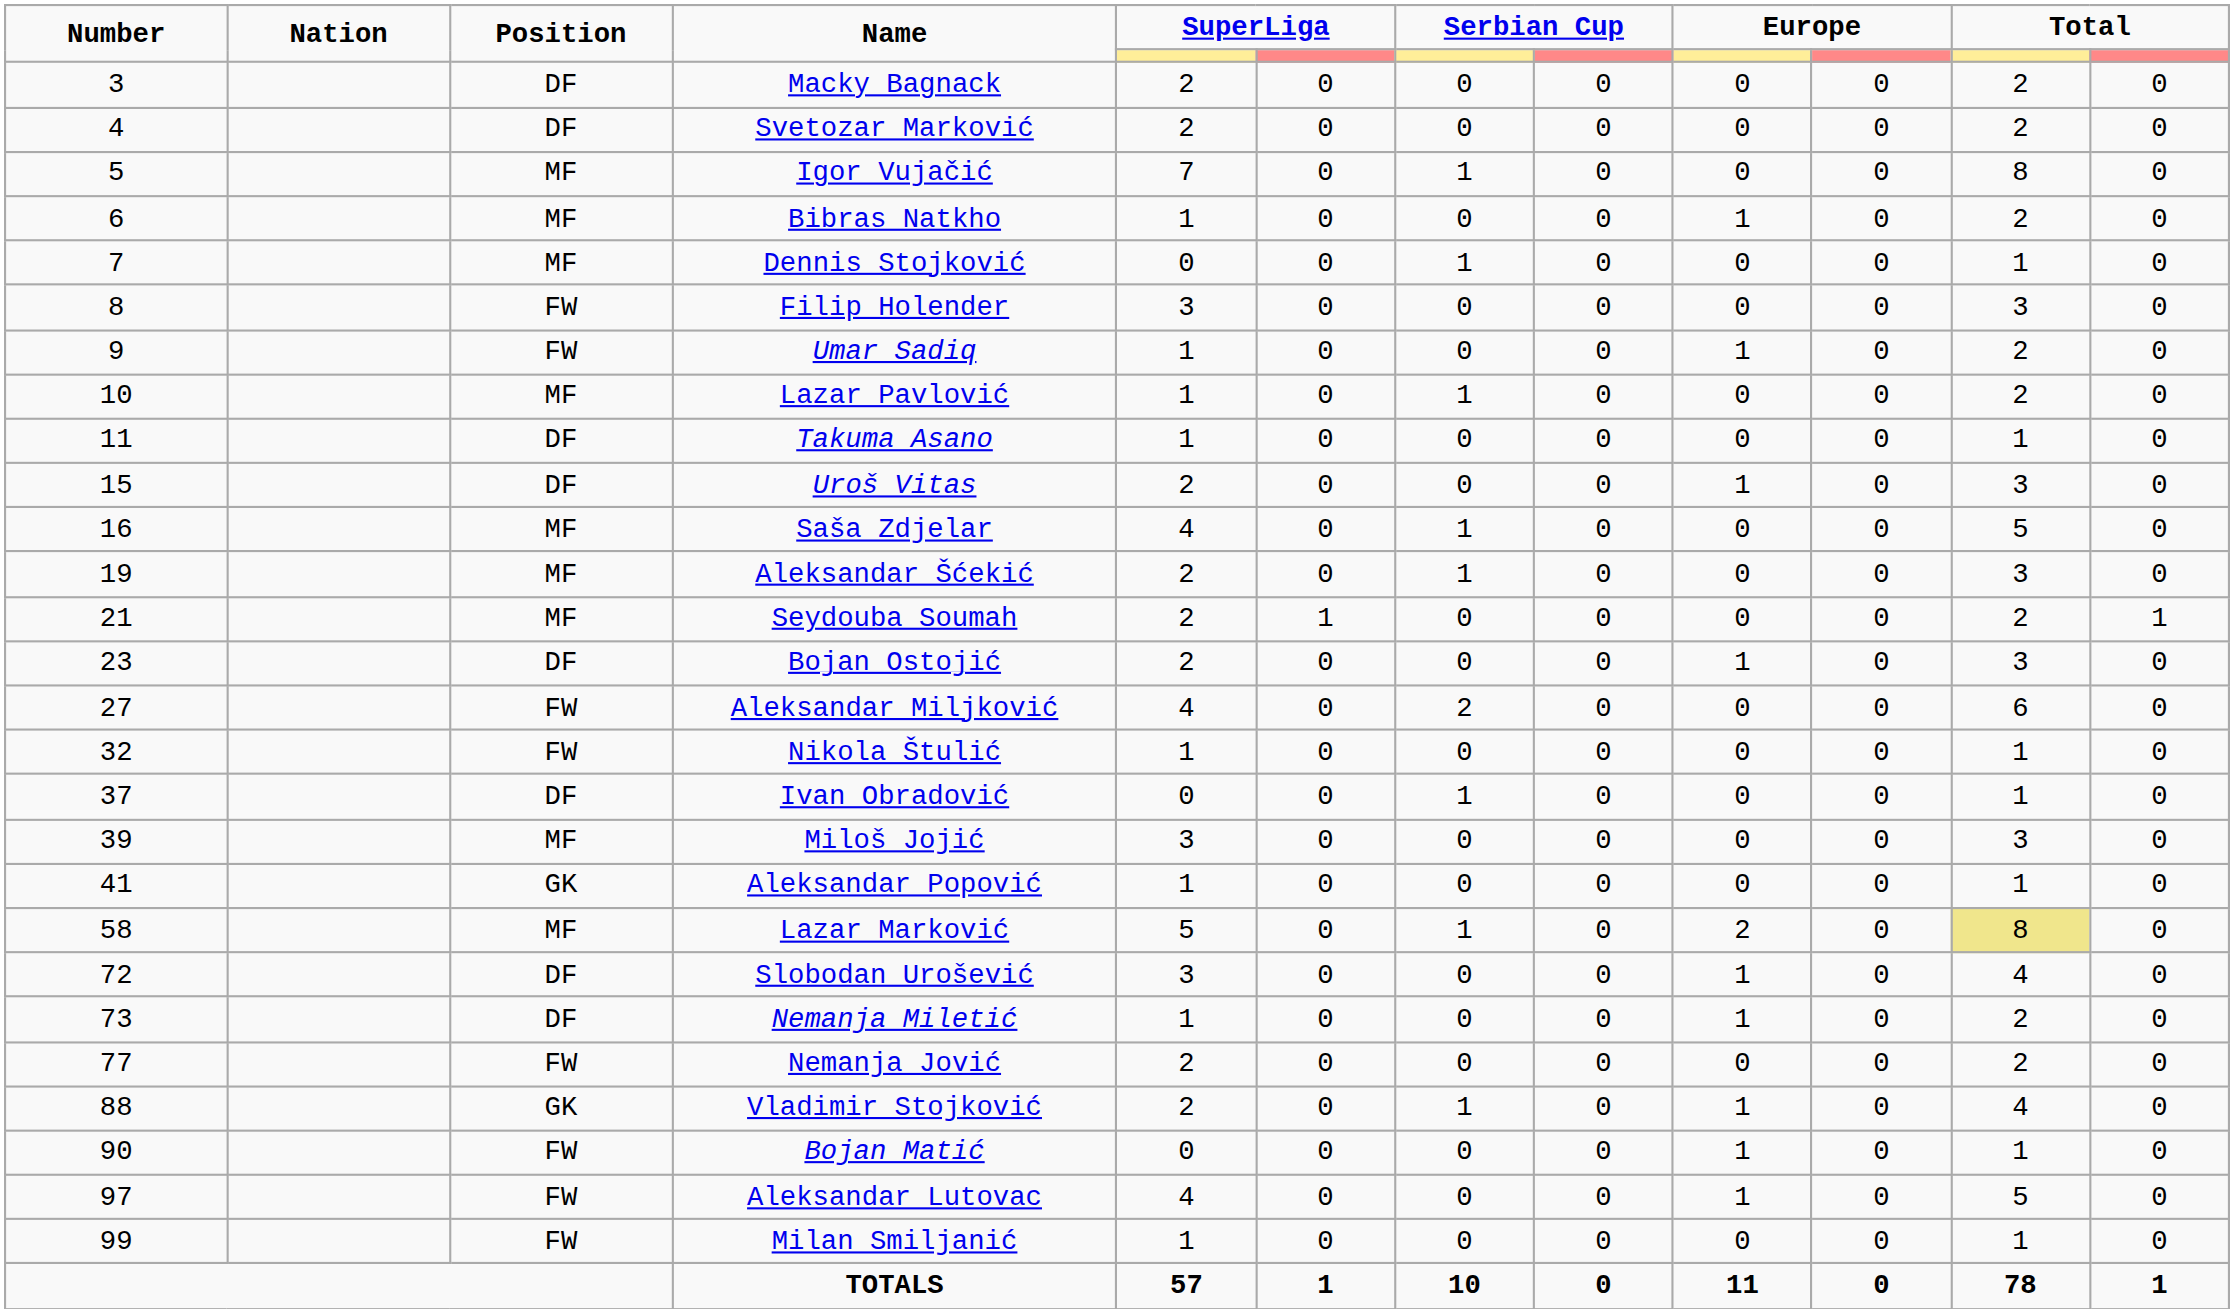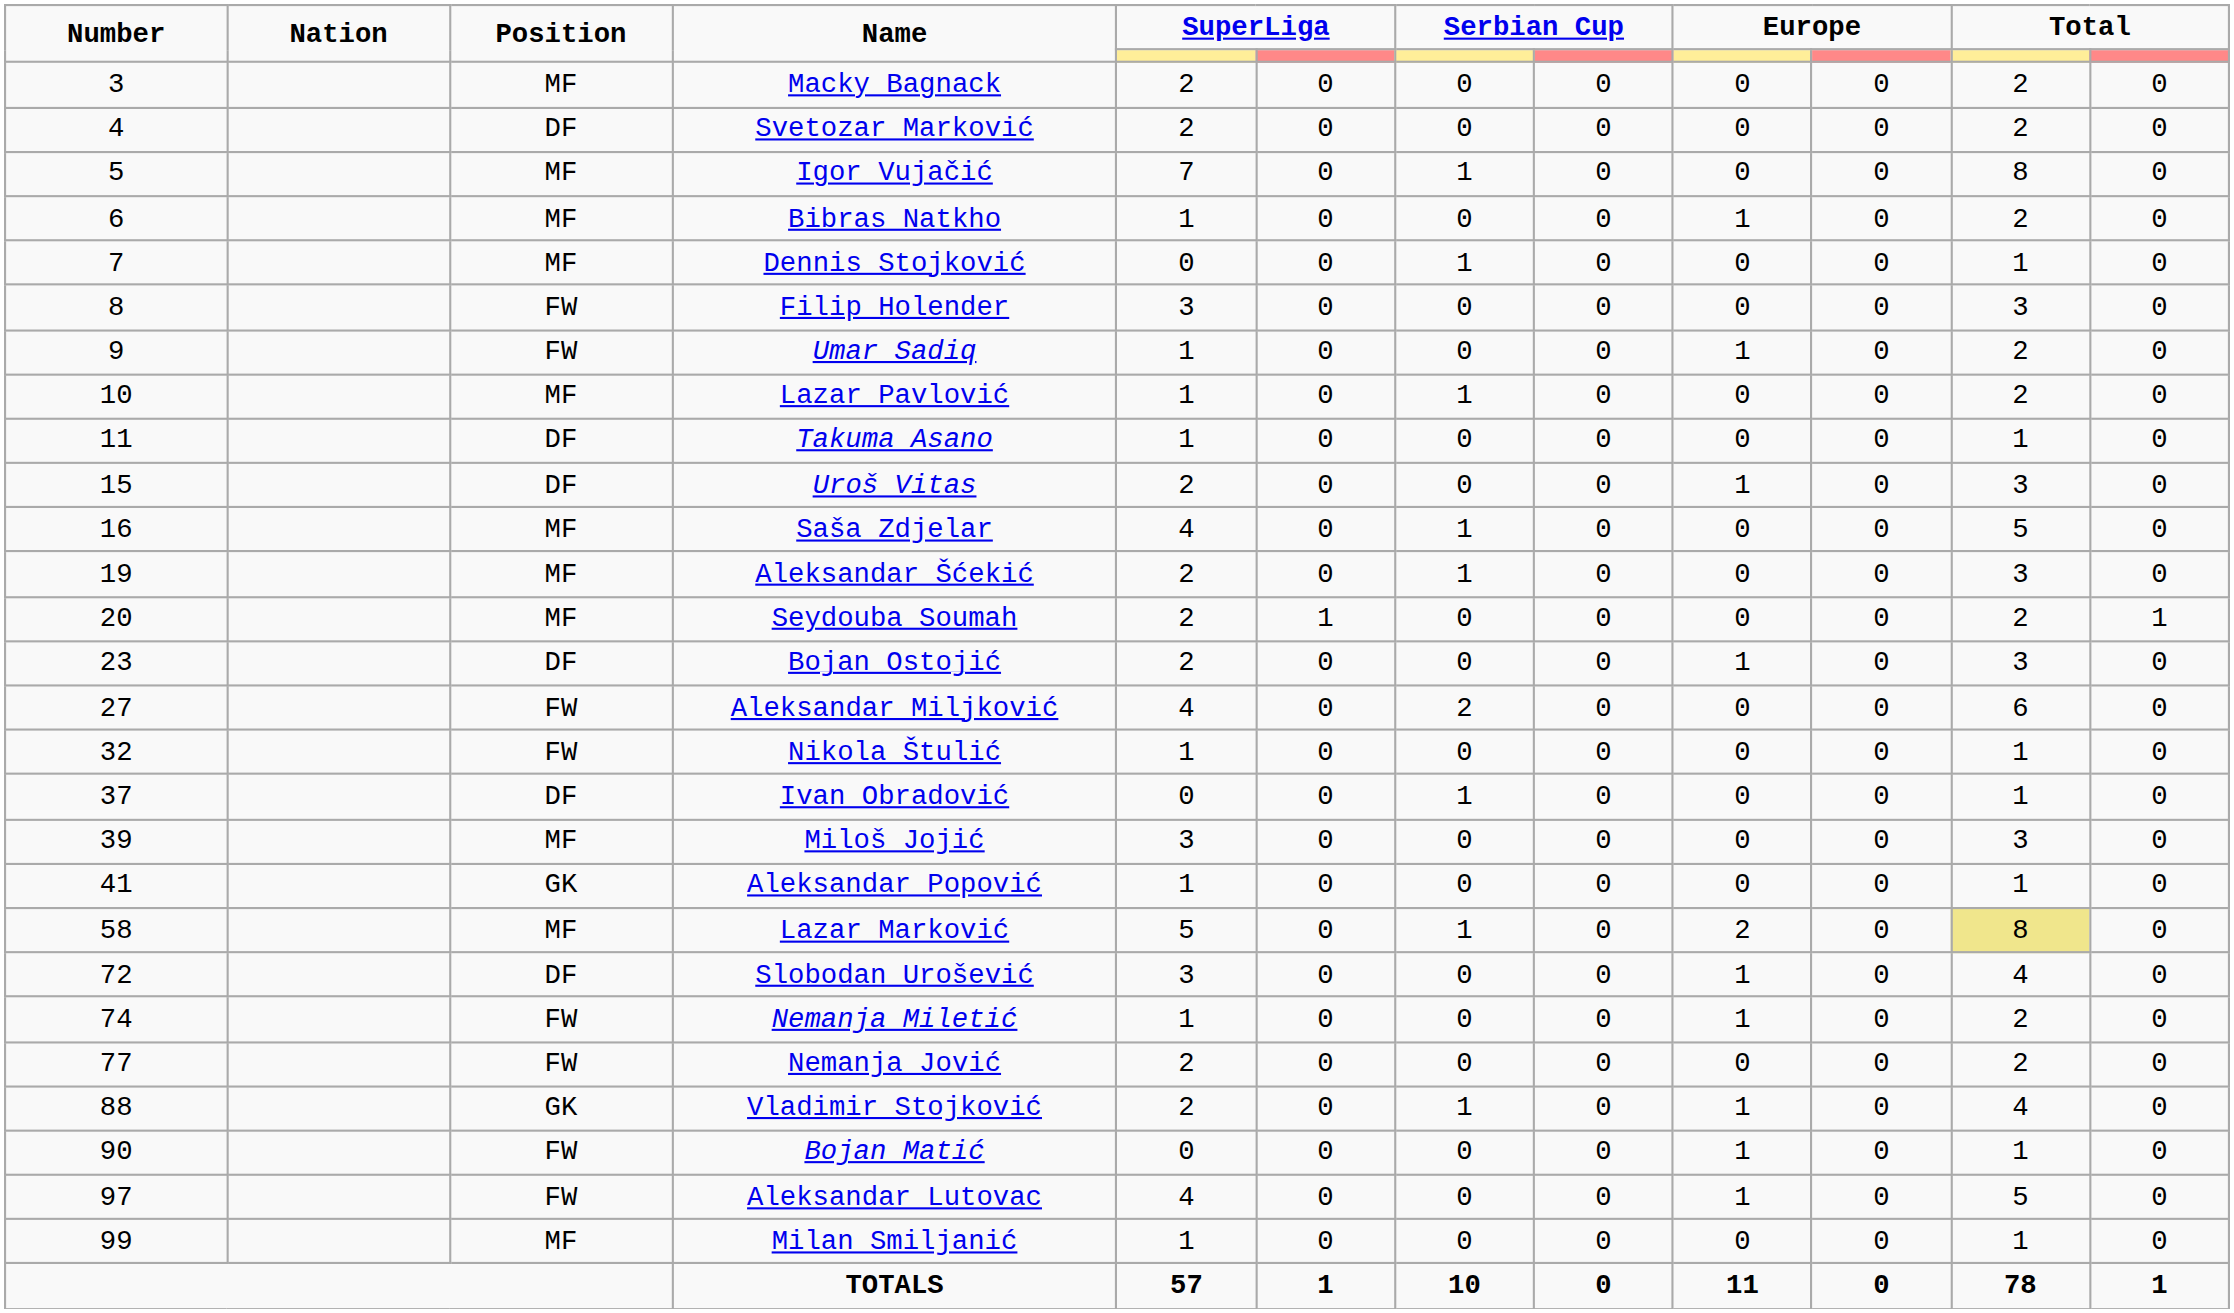(561, 85) DF -> (561, 85) MF
(116, 619) 21 -> (116, 619) 20
(116, 1019) 73 -> (116, 1019) 74
(561, 1019) DF -> (561, 1019) FW
(561, 1242) FW -> (561, 1242) MF
